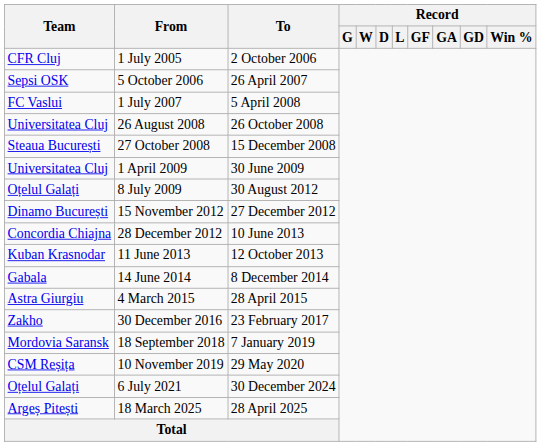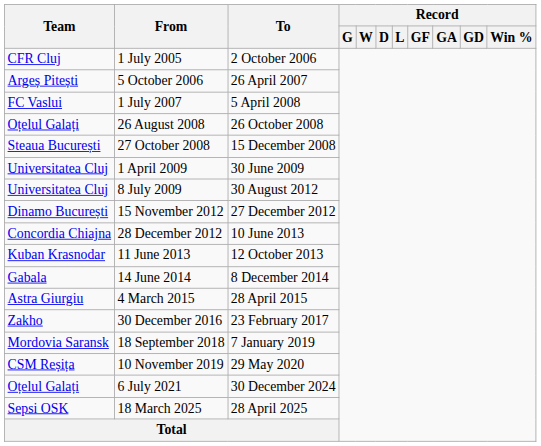(38, 80) Sepsi OSK -> (43, 80) Argeș Pitești
(58, 124) Universitatea Cluj -> (43, 124) Oțelul Galați
(43, 189) Oțelul Galați -> (58, 189) Universitatea Cluj
(43, 408) Argeș Pitești -> (38, 408) Sepsi OSK
